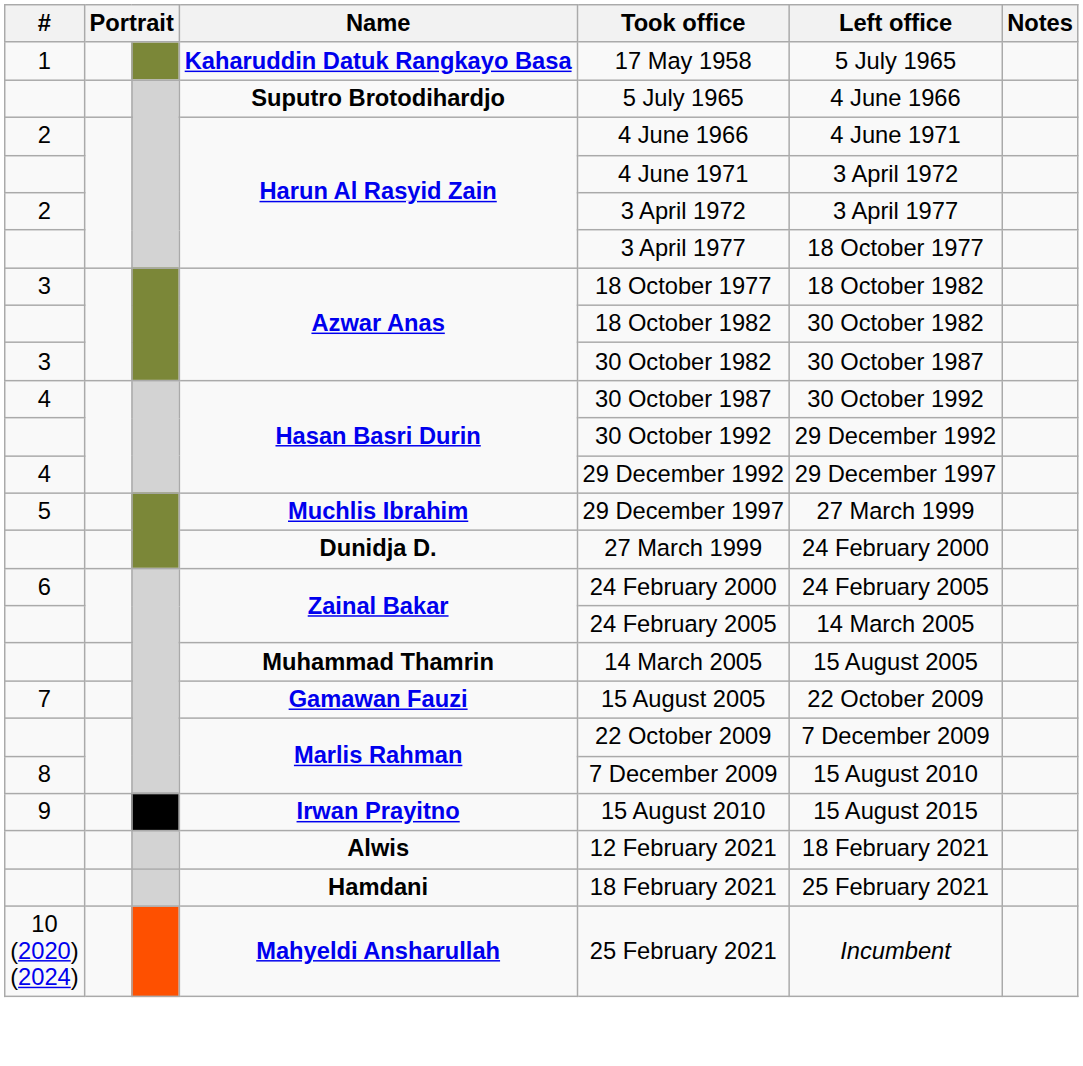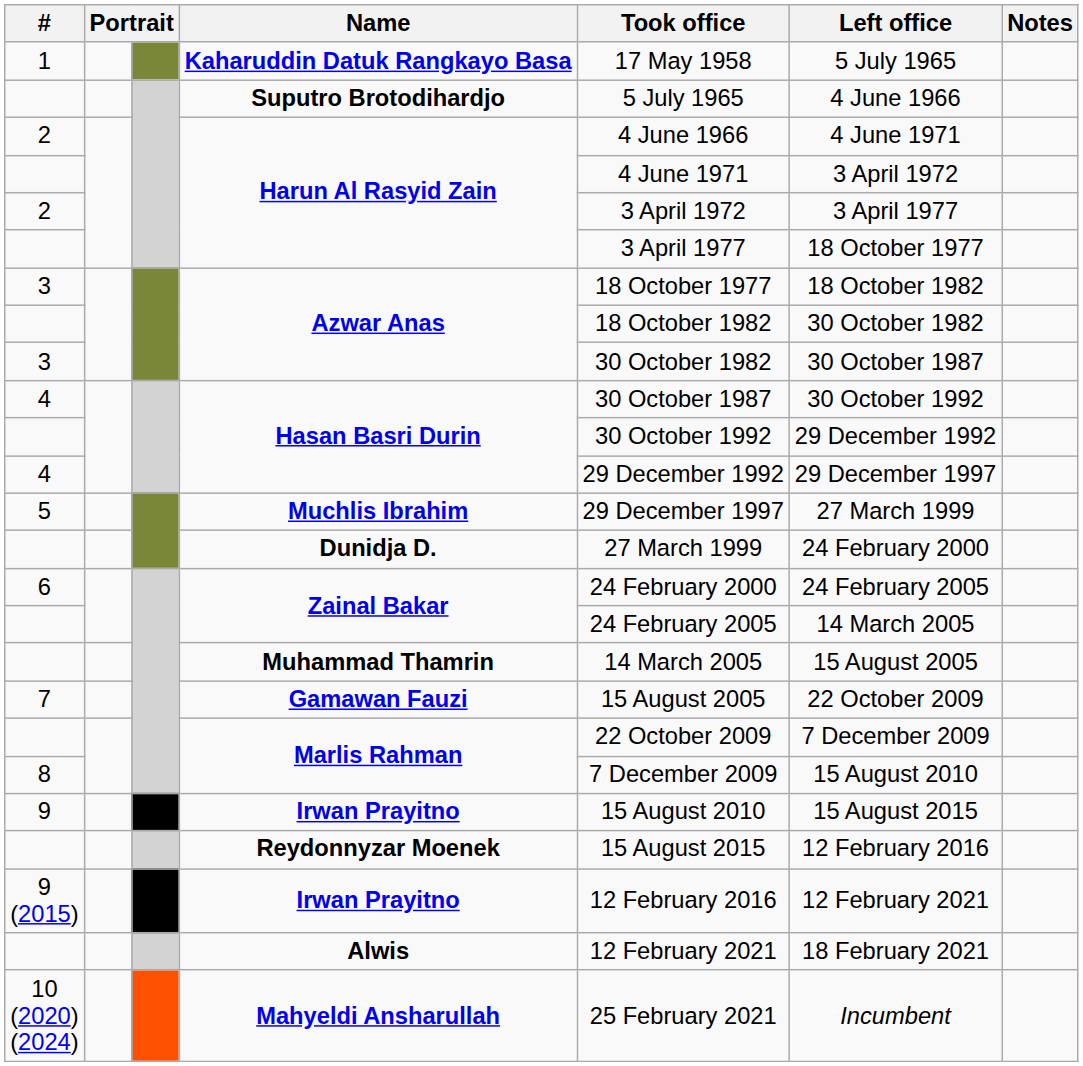+ row: (44, 850)
+ row: (44, 900)
- row: (44, 887)
